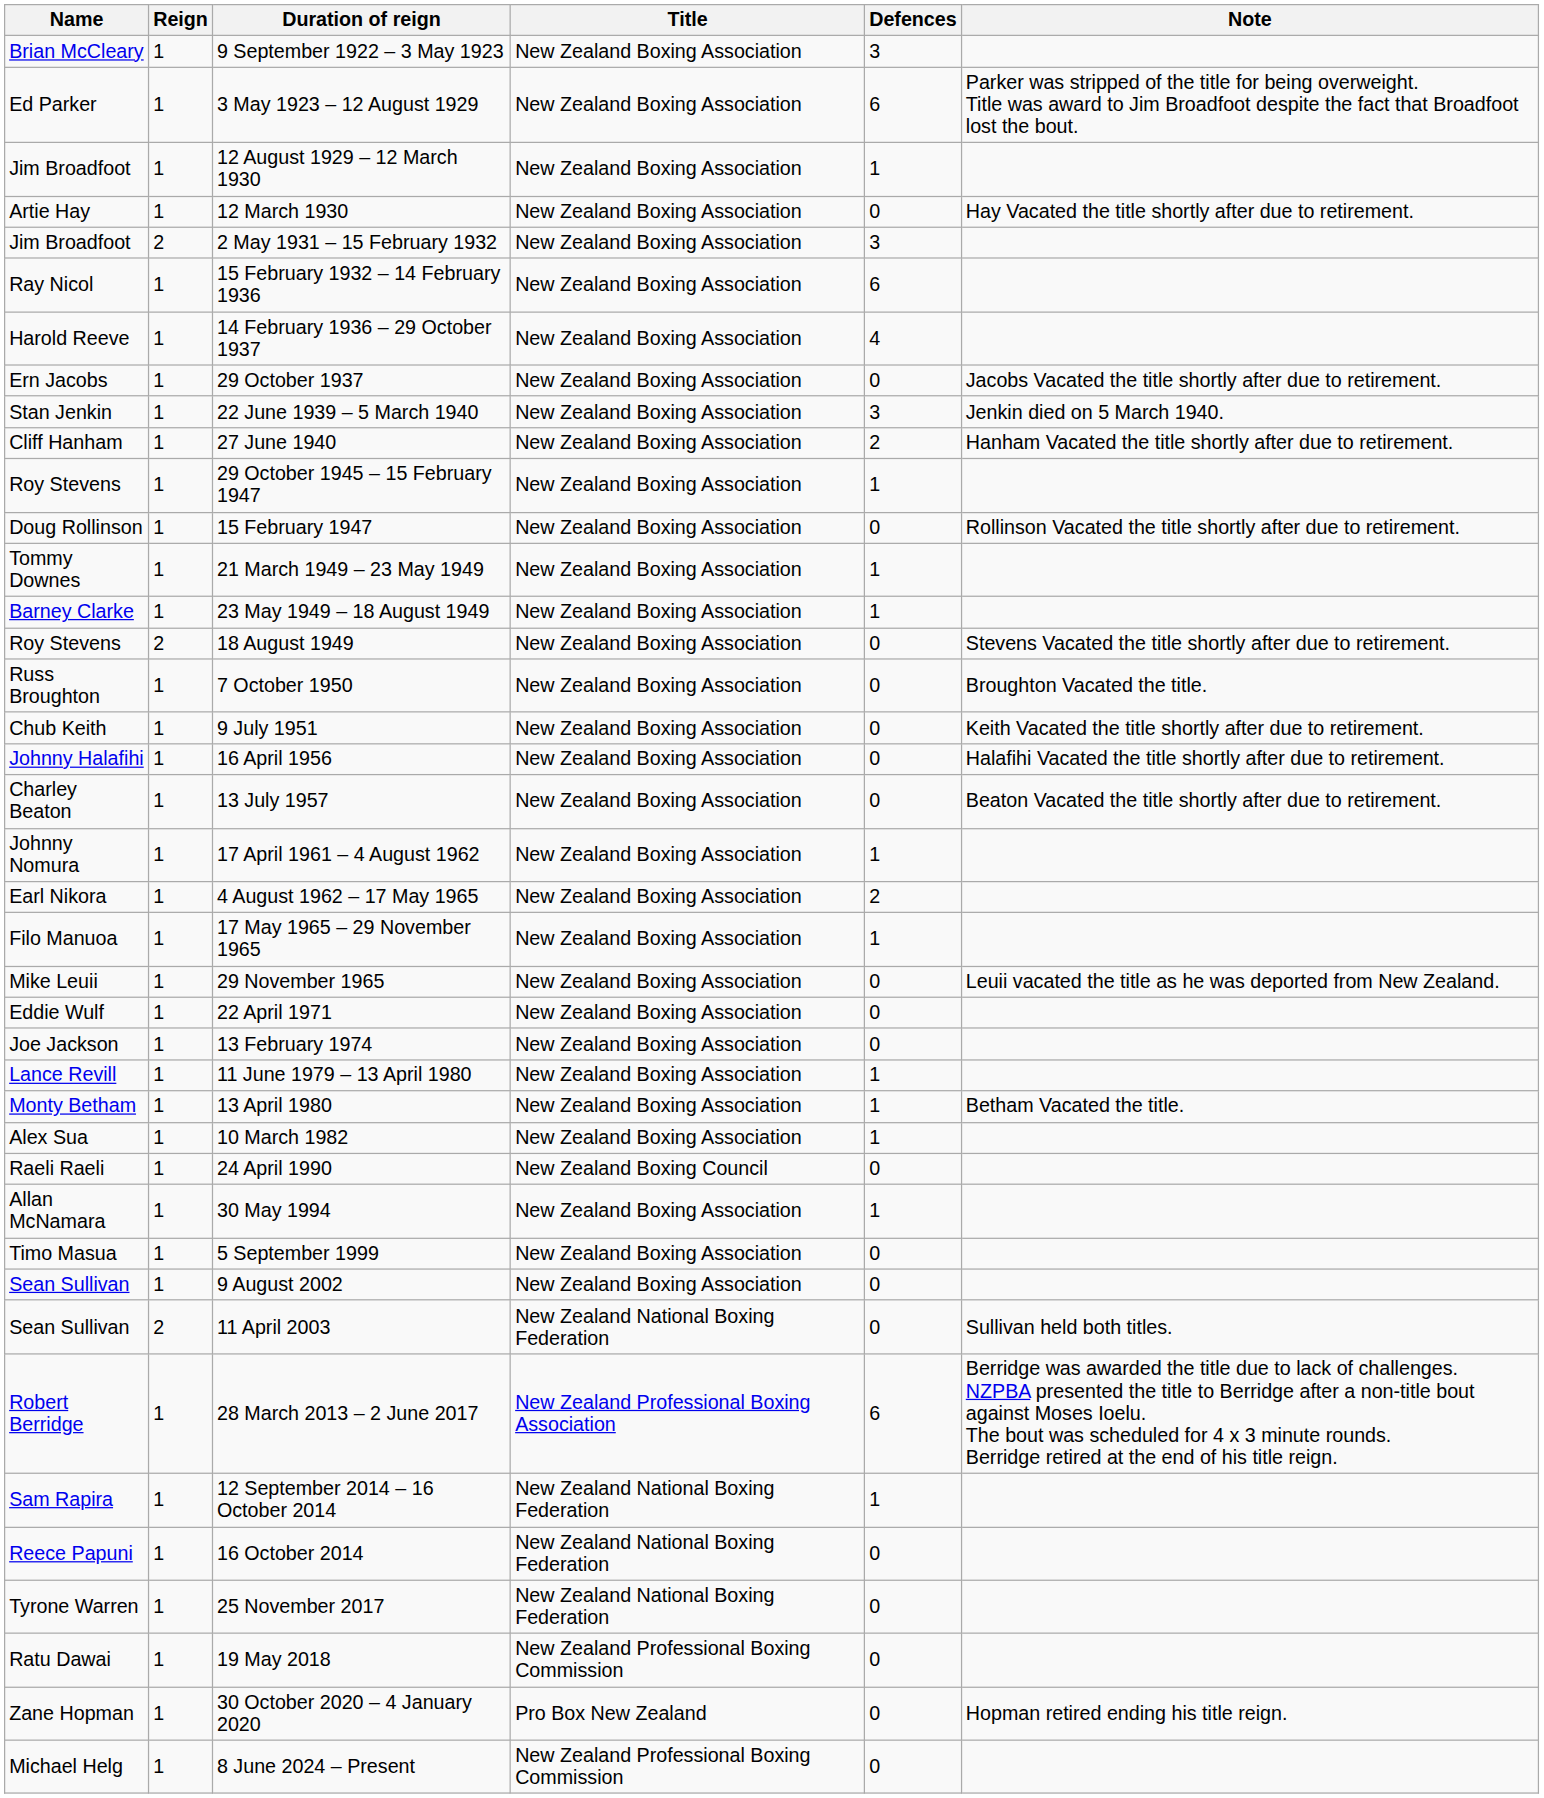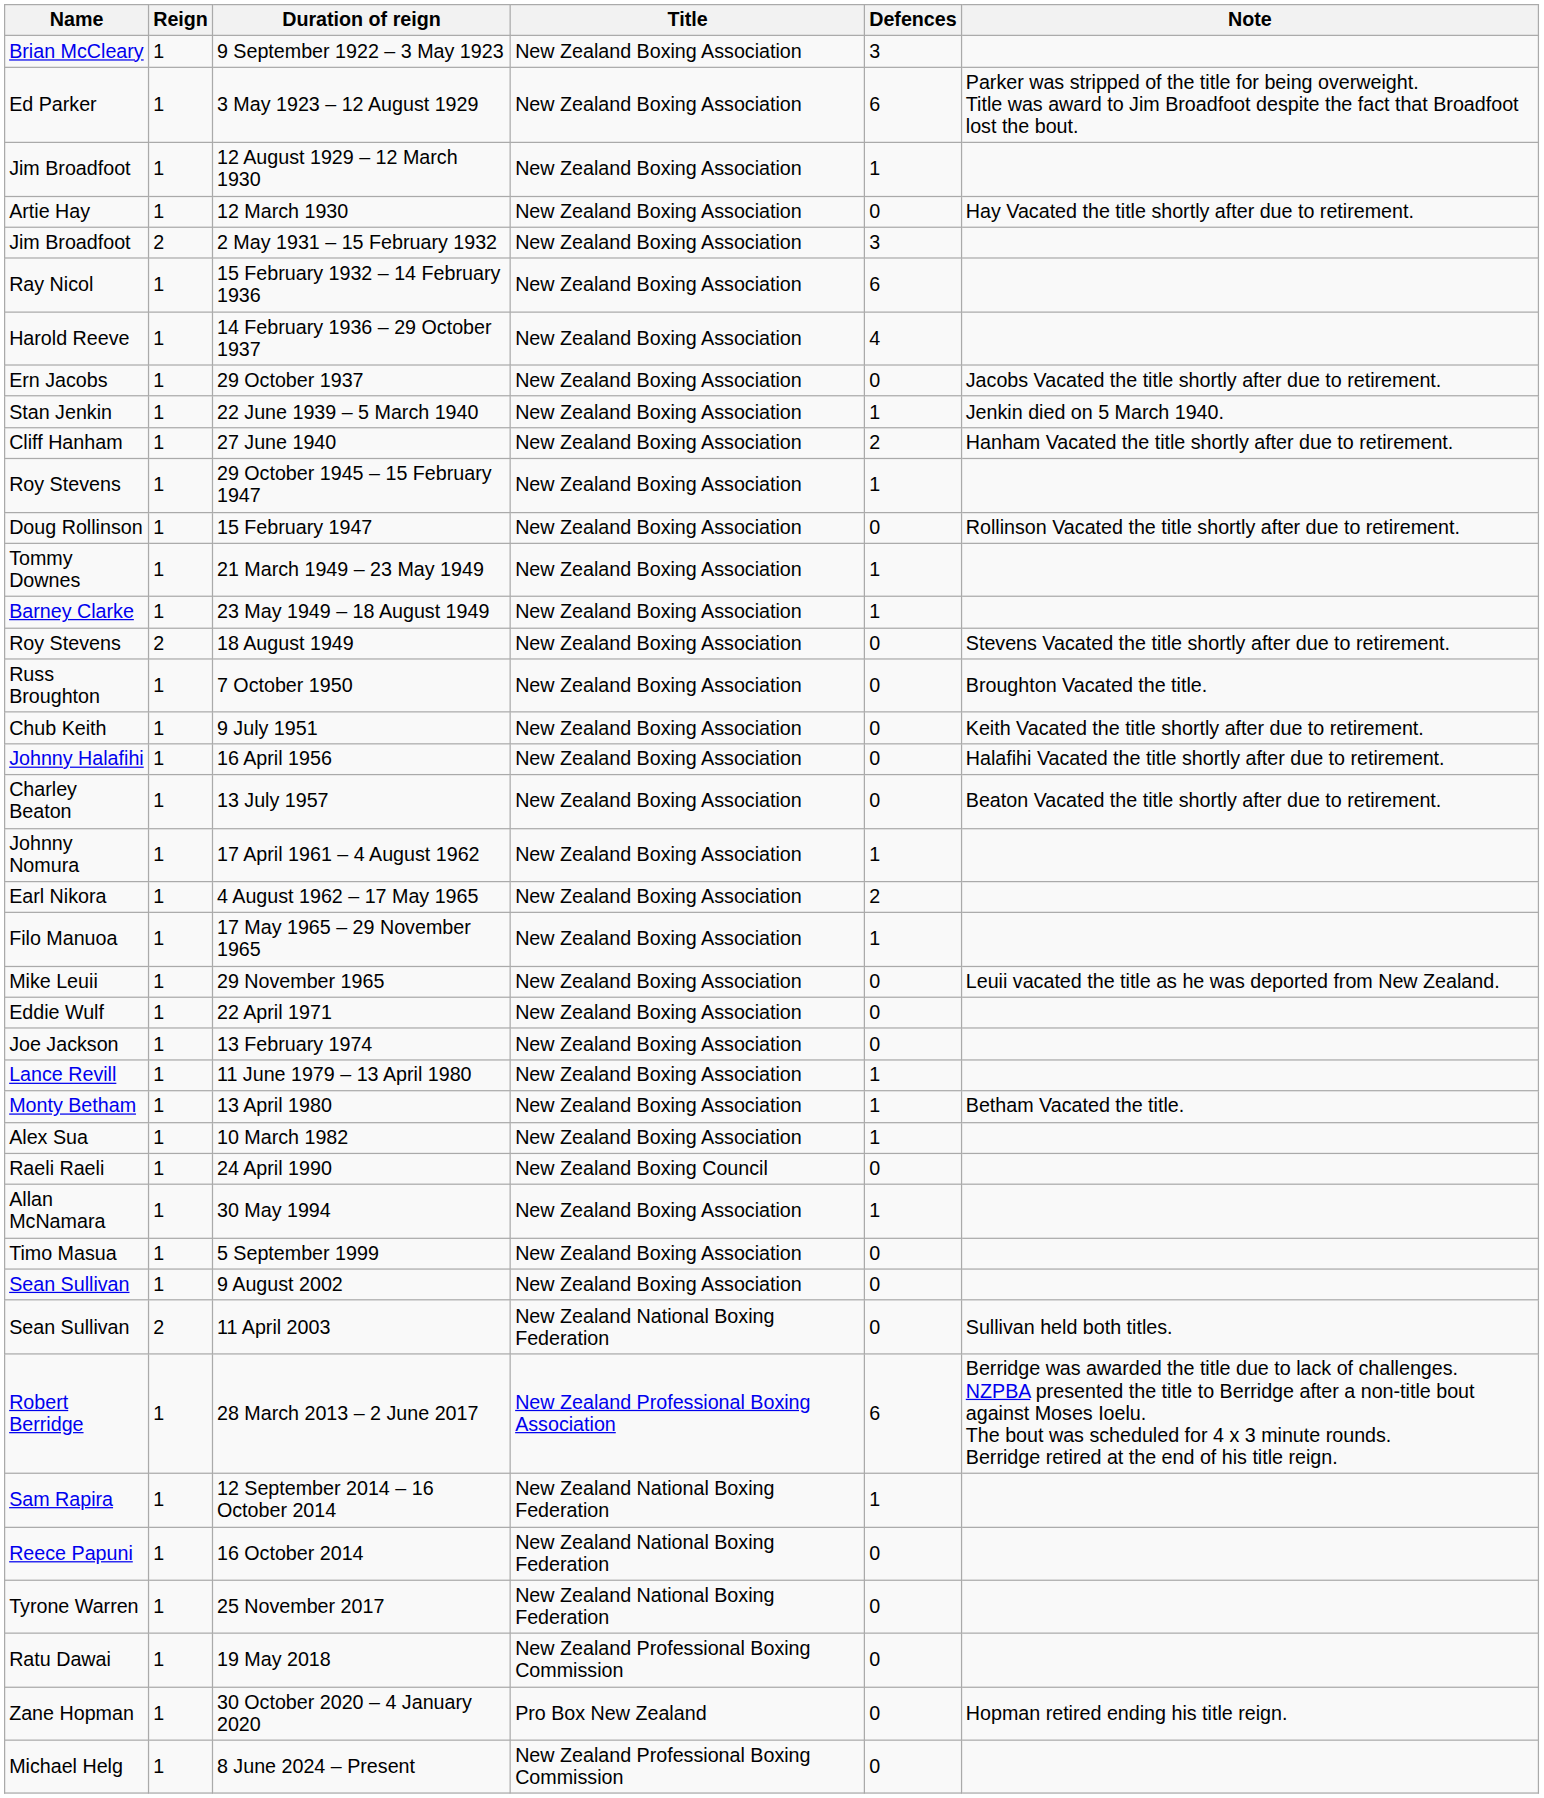(875, 411) 3 -> (875, 411) 1
